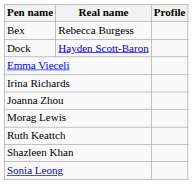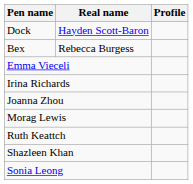rows swapped: (16, 30) <-> (19, 48)
